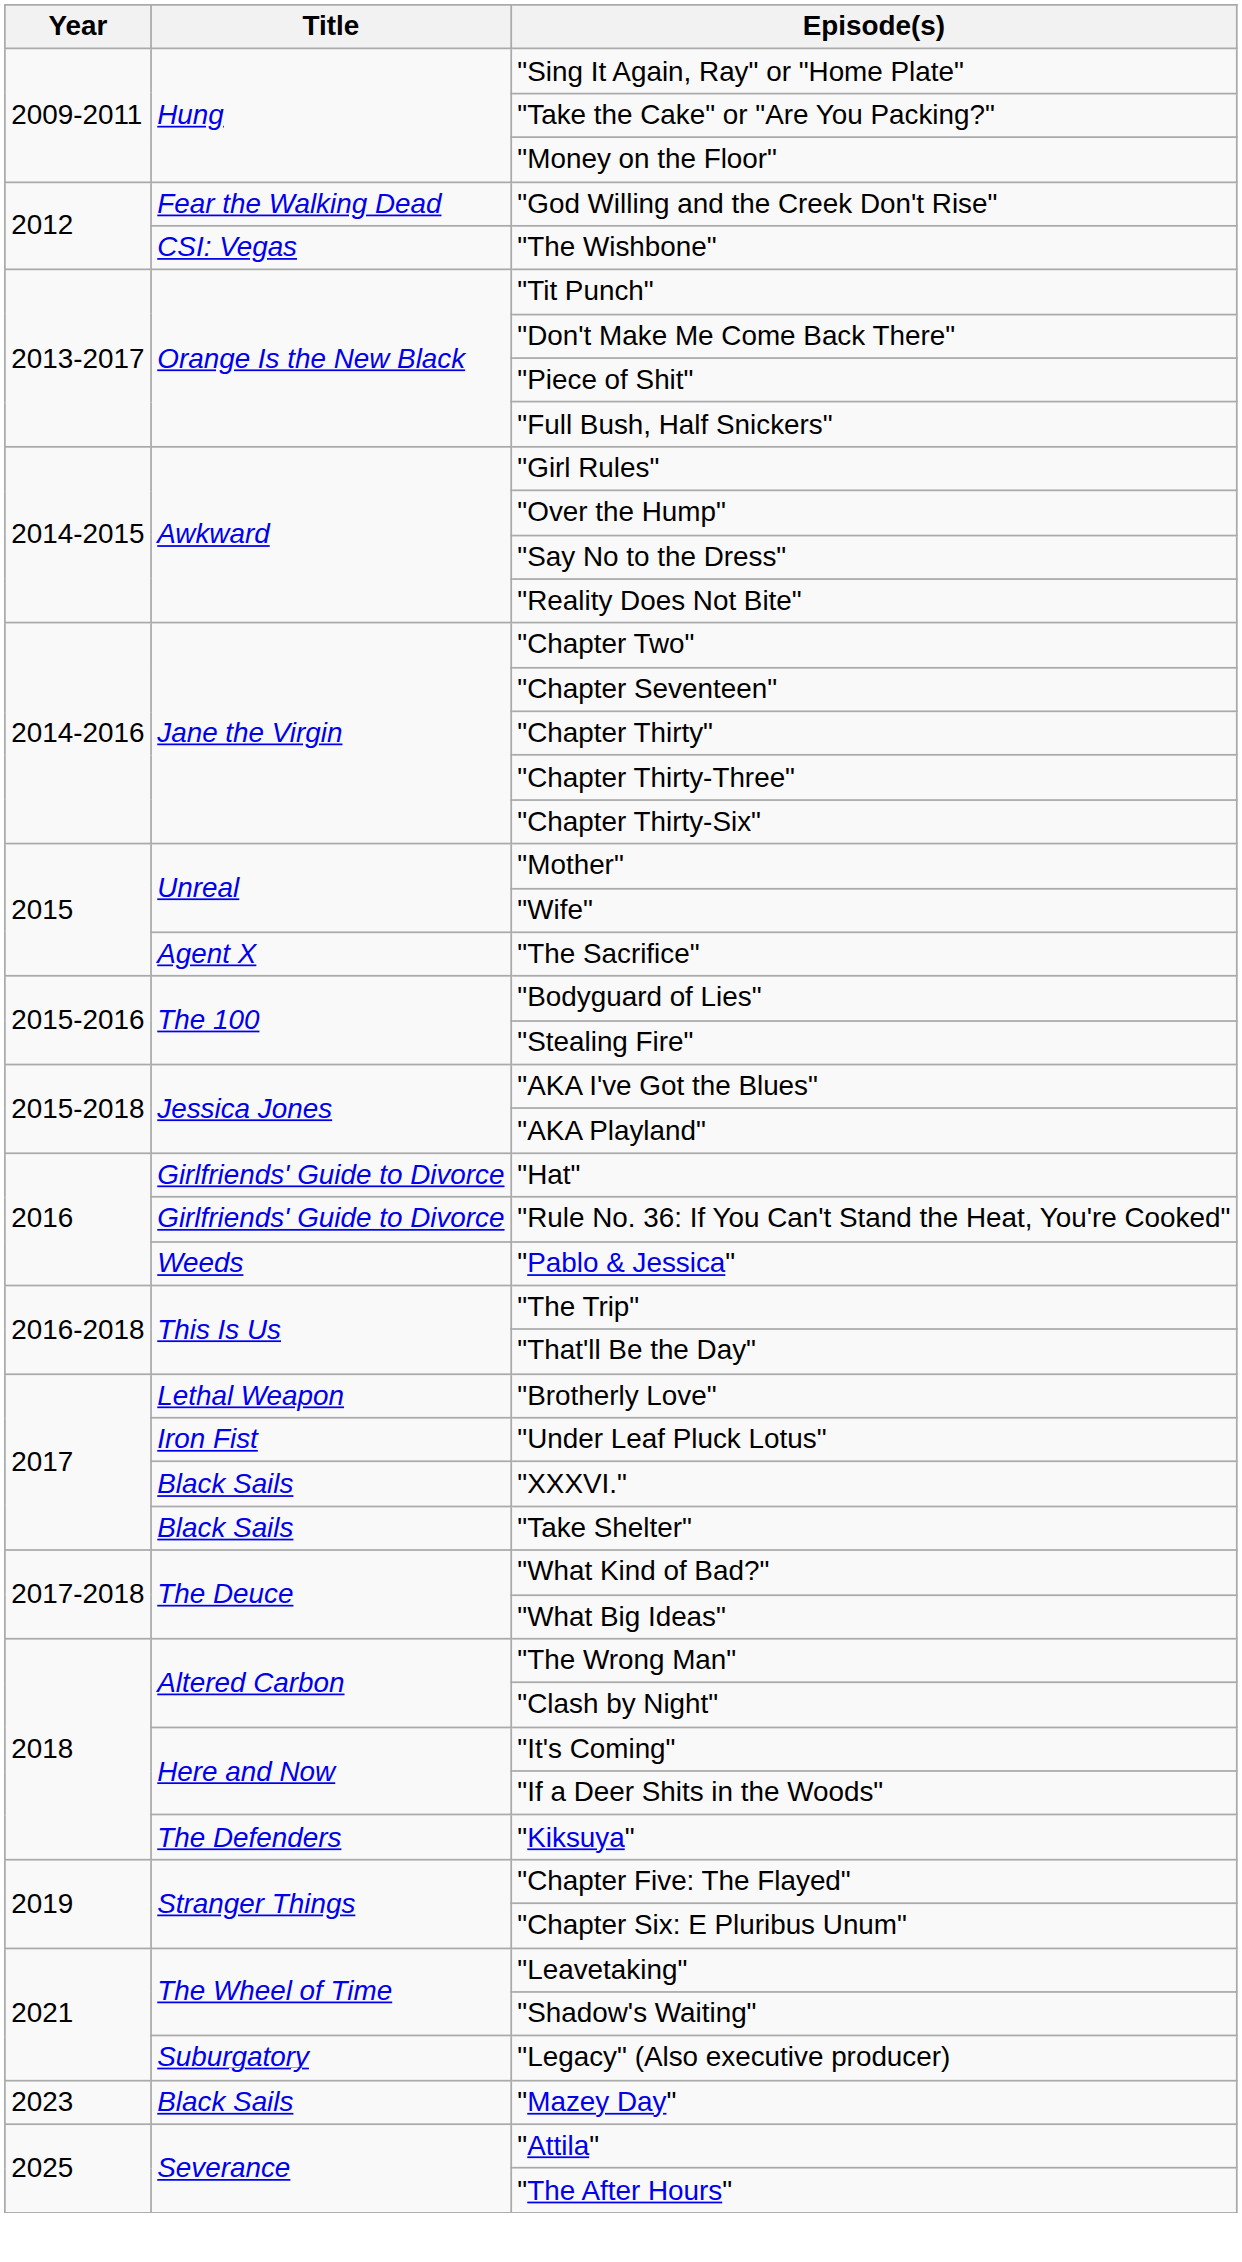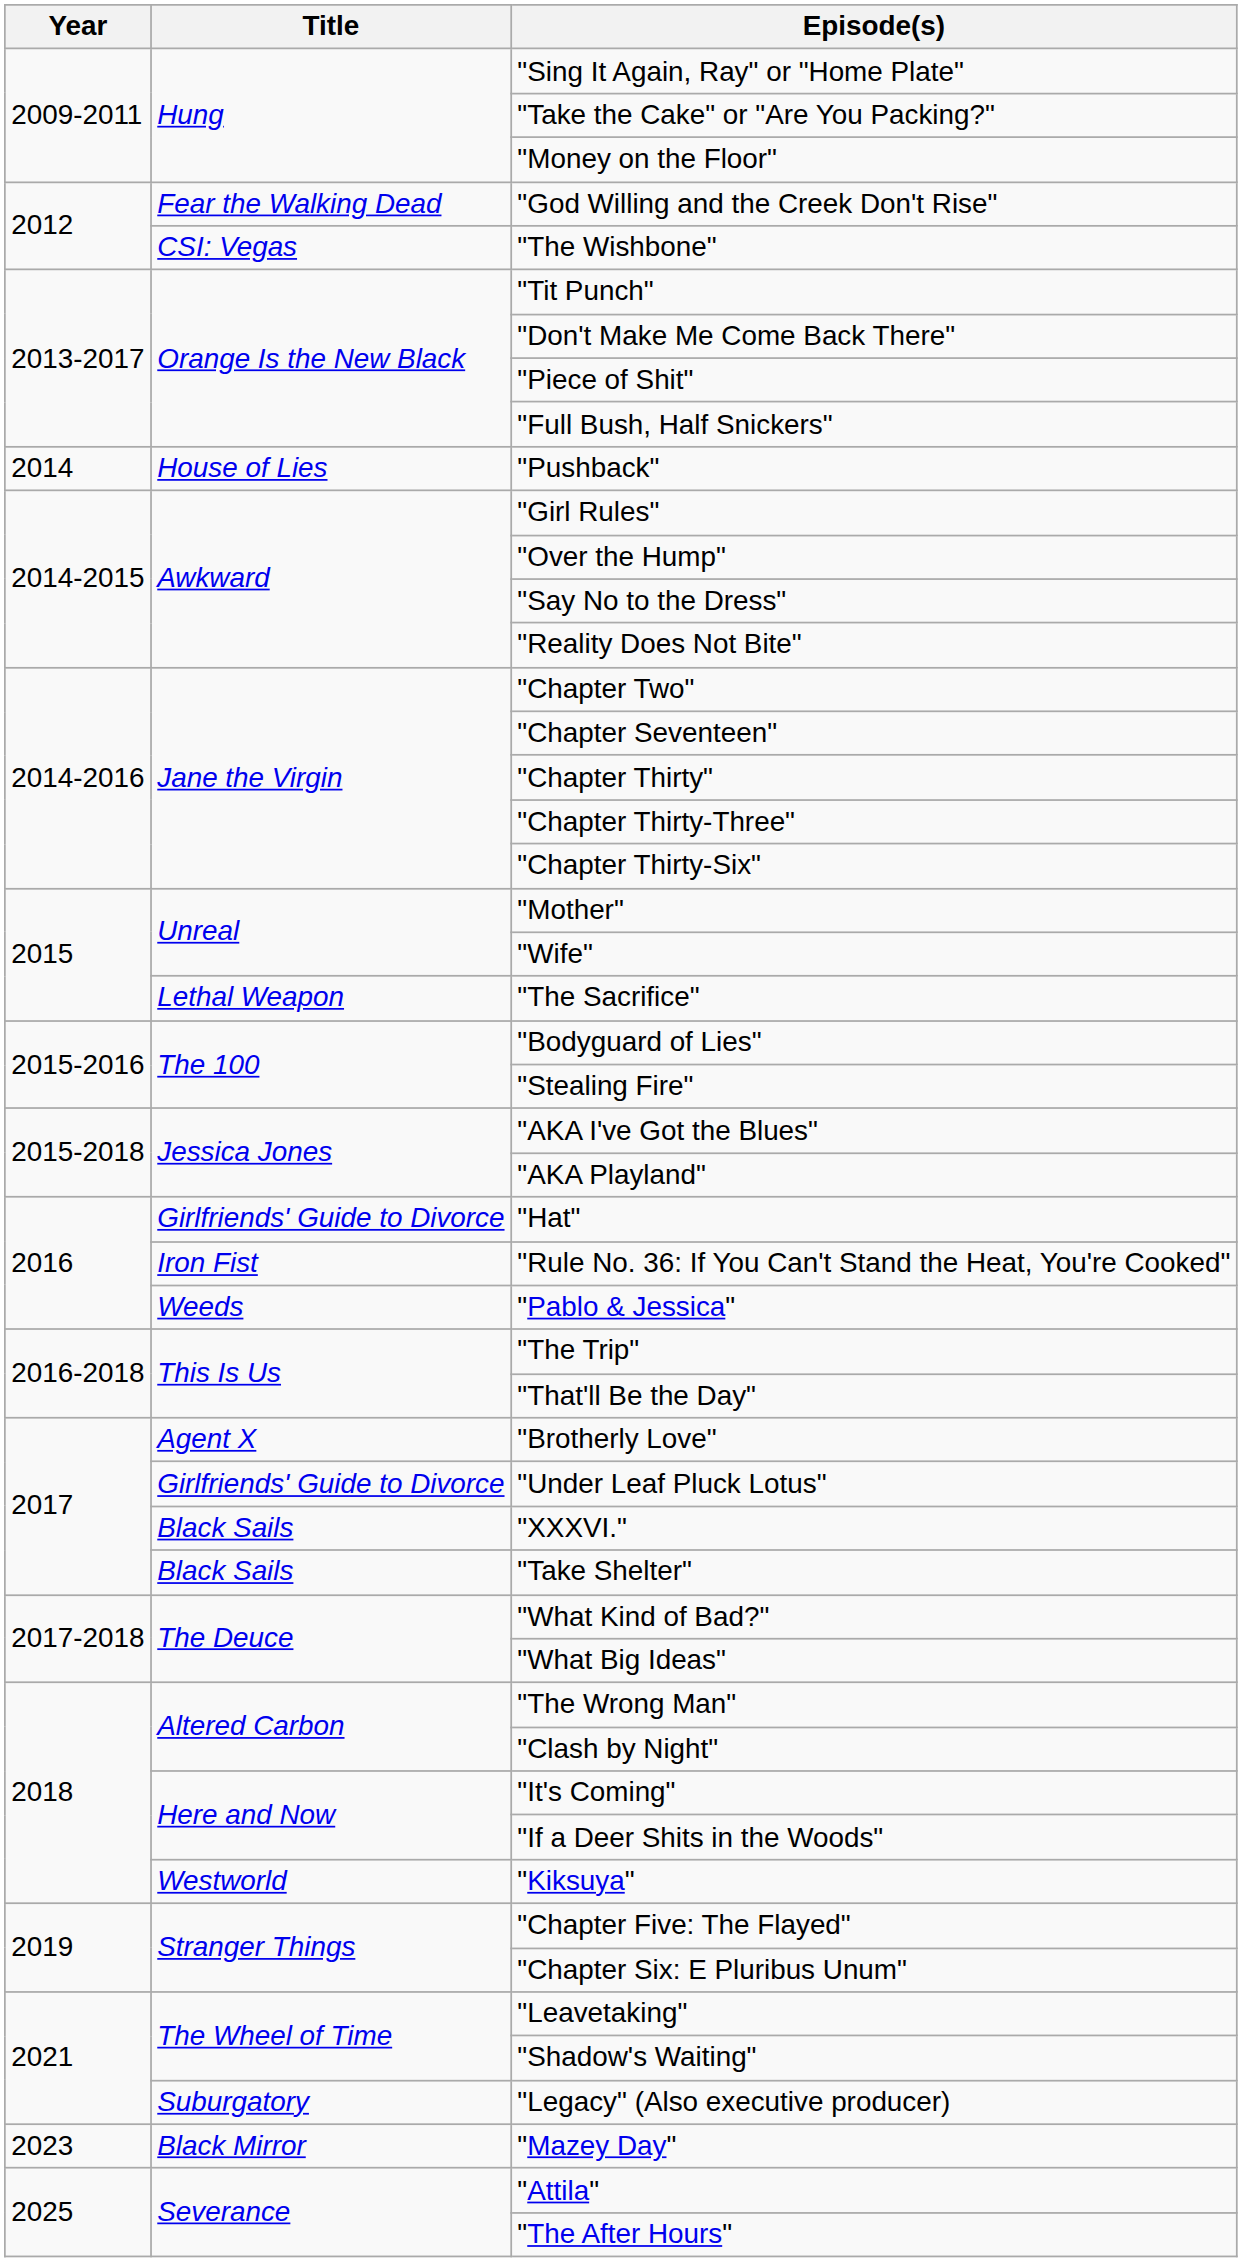+ row: (588, 468)
(207, 953) Agent X -> (251, 997) Lethal Weapon
(331, 1218) Girlfriends' Guide to Divorce -> (208, 1262) Iron Fist
(251, 1395) Lethal Weapon -> (207, 1439) Agent X
(208, 1439) Iron Fist -> (331, 1483) Girlfriends' Guide to Divorce
(249, 1836) The Defenders -> (222, 1880) Westworld
(225, 2101) Black Sails -> (232, 2145) Black Mirror
